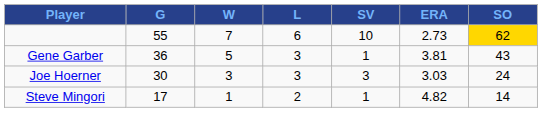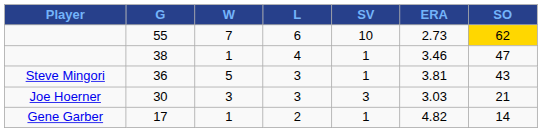+ row: (160, 55)
(65, 55) Gene Garber -> (65, 76) Steve Mingori
(503, 76) 24 -> (503, 96) 21
(65, 96) Steve Mingori -> (65, 117) Gene Garber
